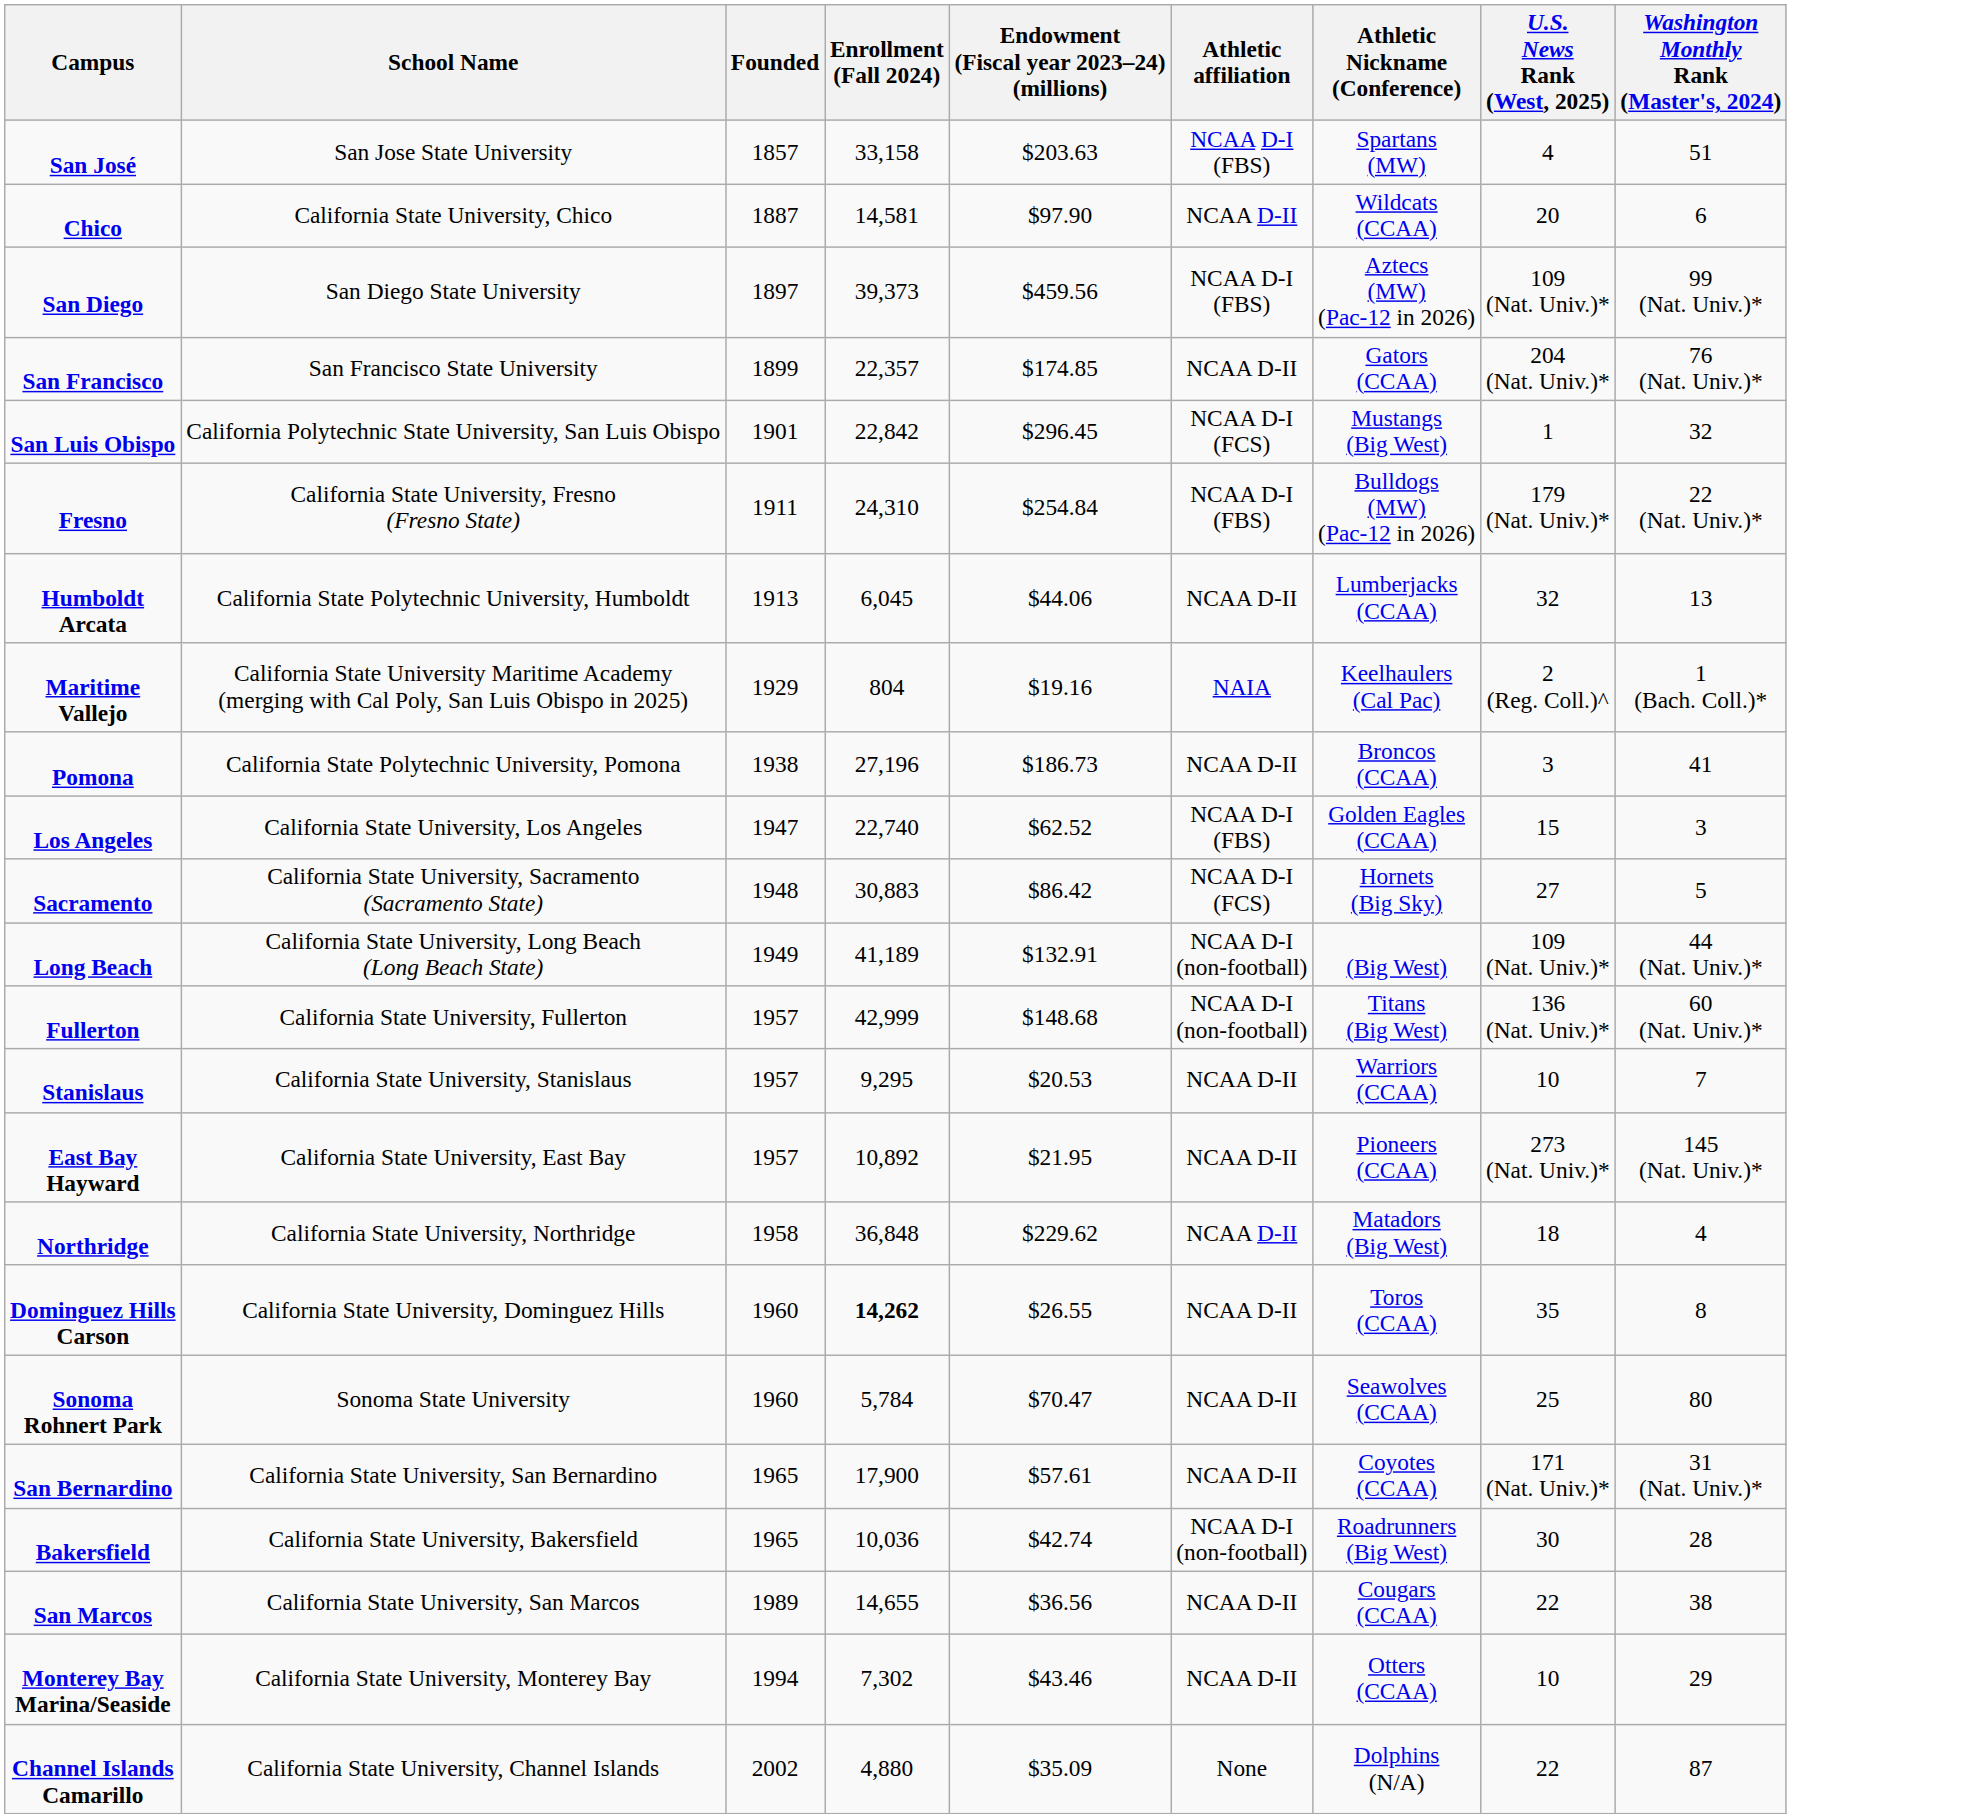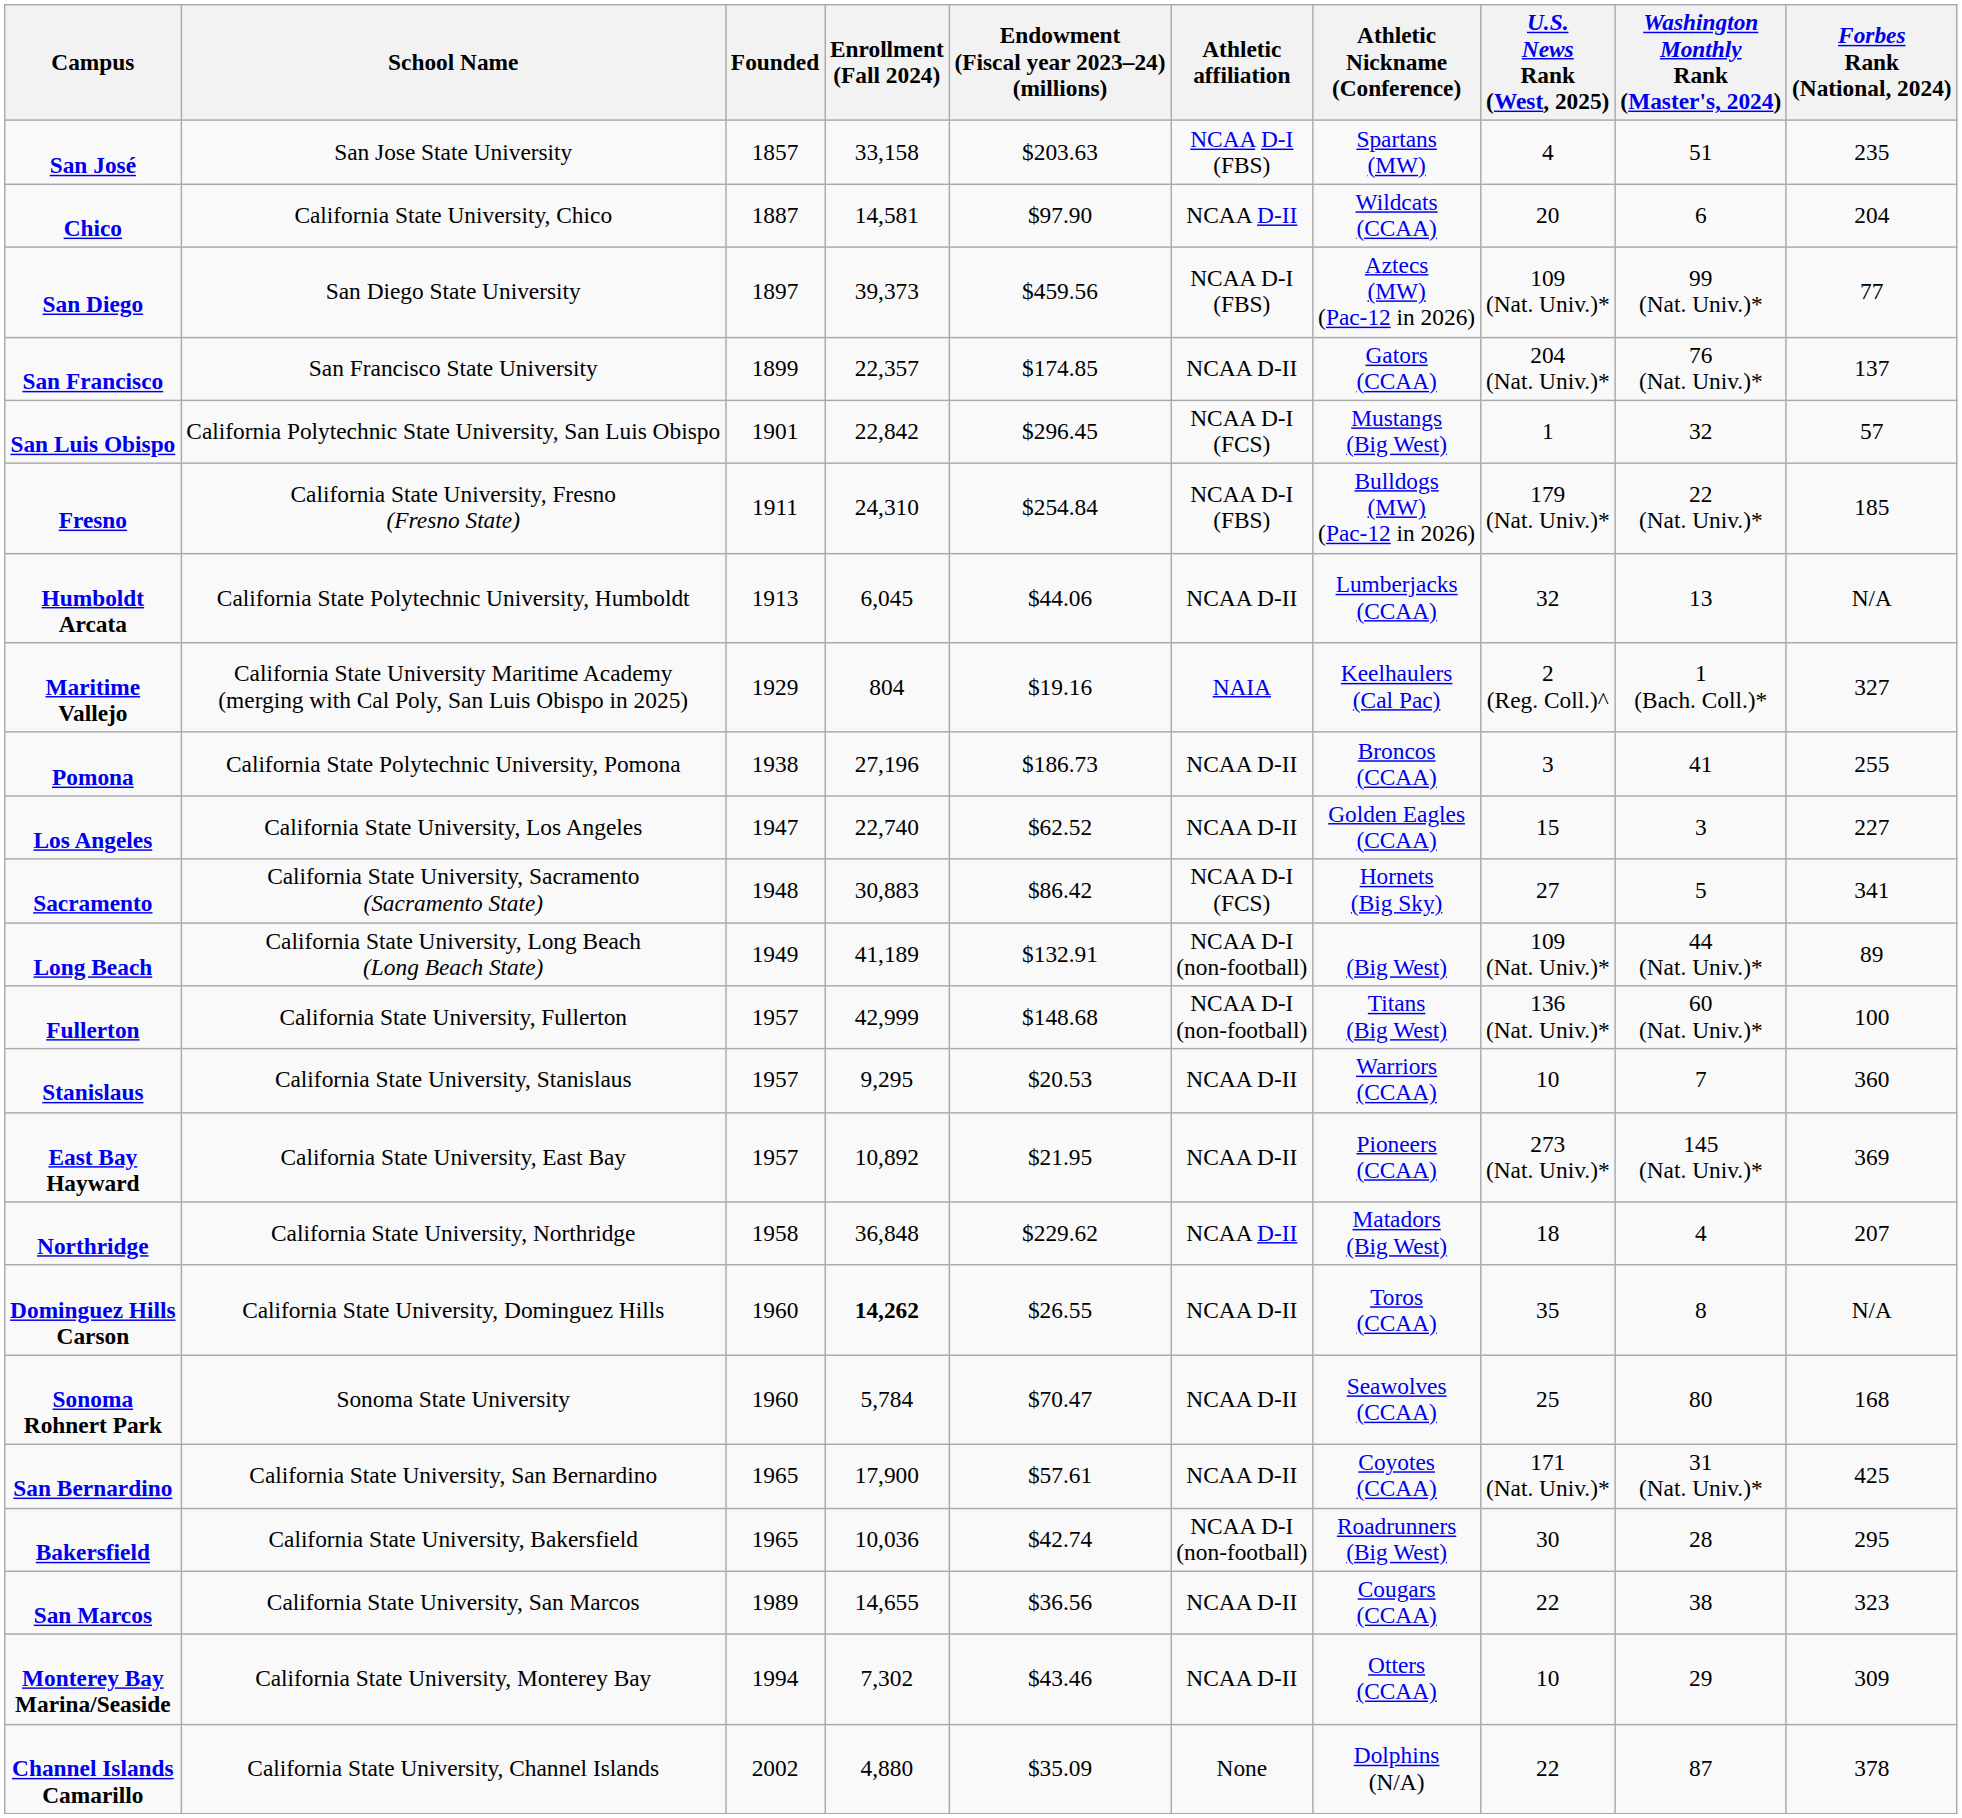+ column: (1872, 62)
(1242, 827) NCAA D-I (FBS) -> (1242, 827) NCAA D-II
